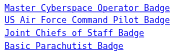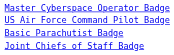rows swapped: (64, 46) <-> (74, 33)
